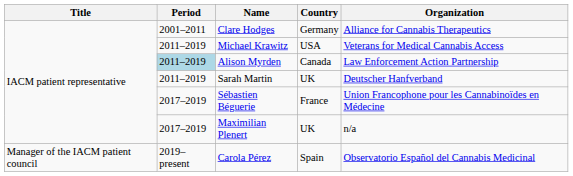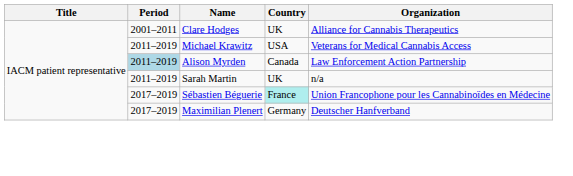(319, 29) Germany -> (275, 29) UK
(393, 78) Deutscher Hanfverband -> (317, 78) n/a
(314, 101) no background -> (282, 95) paleturquoise background
(307, 129) UK -> (287, 111) Germany
(350, 129) n/a -> (360, 111) Deutscher Hanfverband
- row: (244, 157)
